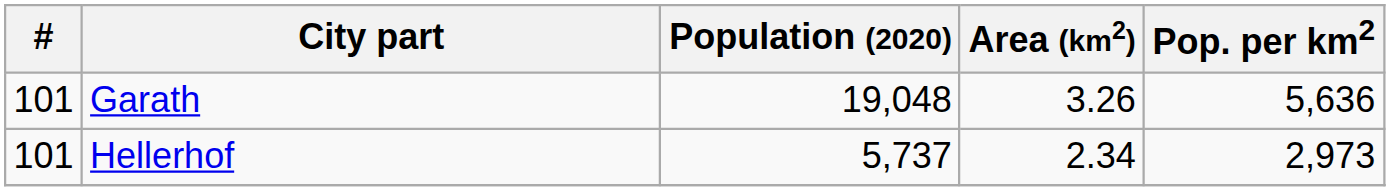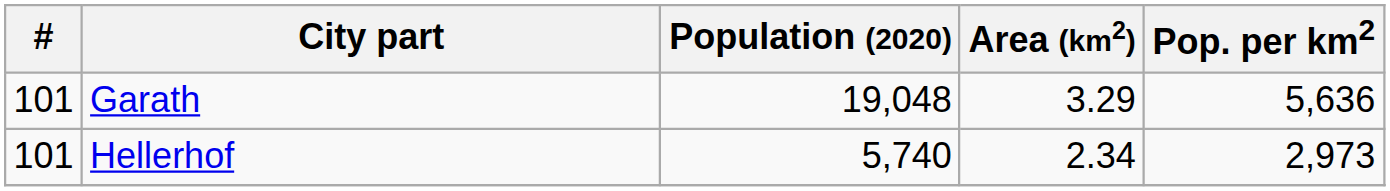(1101, 99) 3.26 -> (1101, 99) 3.29
(907, 156) 5,737 -> (907, 156) 5,740
